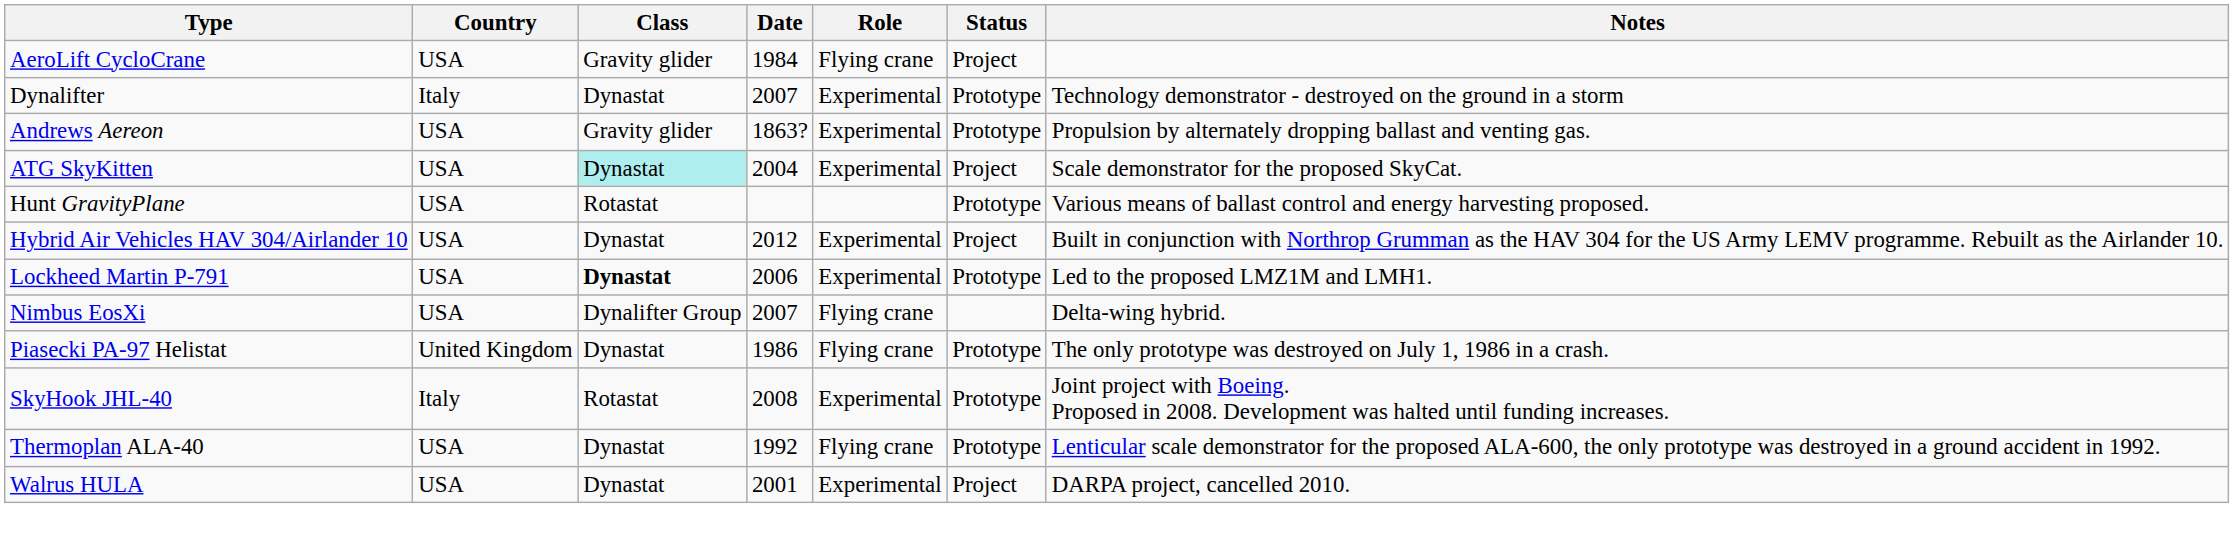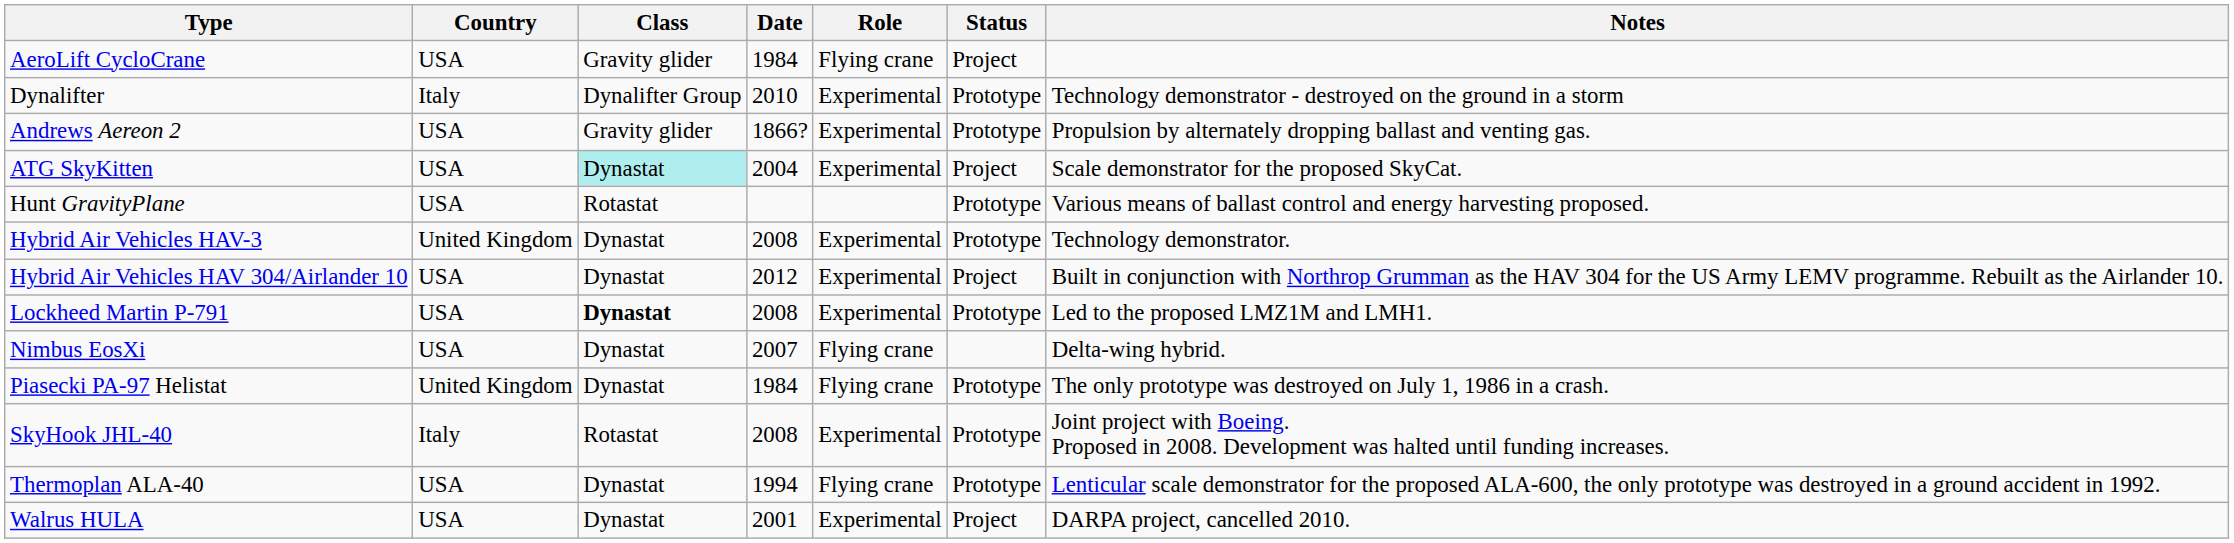(624, 95) Dynastat -> (662, 95) Dynalifter Group
(775, 95) 2007 -> (775, 95) 2010
- row: (87, 131)
+ row: (95, 131)
+ row: (136, 240)
(775, 276) 2006 -> (775, 312) 2008
(662, 312) Dynalifter Group -> (624, 349) Dynastat
(775, 349) 1986 -> (775, 385) 1984
(775, 447) 1992 -> (775, 483) 1994
